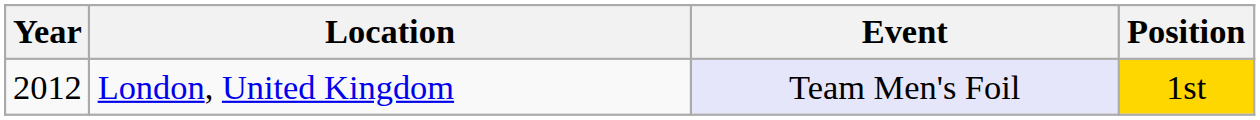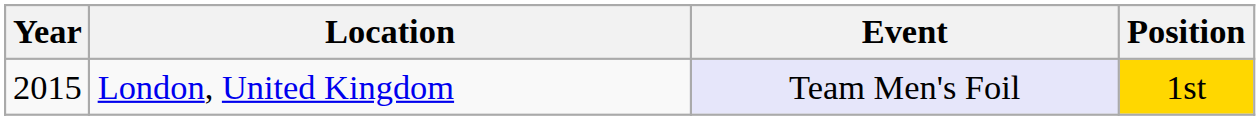(47, 86) 2012 -> (47, 86) 2015
